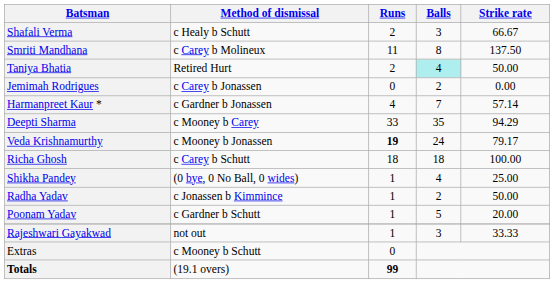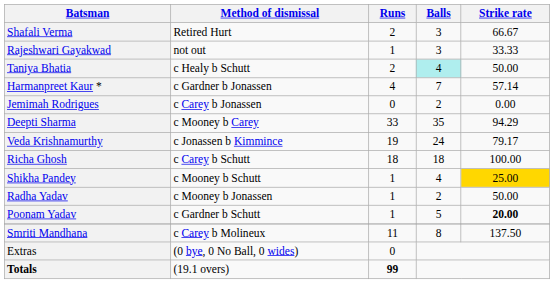(212, 31) c Healy b Schutt -> (202, 31) Retired Hurt
rows swapped: (47, 50) <-> (59, 232)
(202, 68) Retired Hurt -> (212, 68) c Healy b Schutt
rows swapped: (53, 86) <-> (54, 104)
(223, 141) c Mooney b Jonassen -> (228, 141) c Jonassen b Kimmince
(392, 141) bold -> (392, 141) normal
(236, 178) (0 bye, 0 No Ball, 0 wides) -> (217, 178) c Mooney b Schutt
(505, 178) no background -> (505, 178) gold background
(228, 196) c Jonassen b Kimmince -> (223, 196) c Mooney b Jonassen
(505, 214) normal -> (505, 214) bold
(217, 251) c Mooney b Schutt -> (236, 251) (0 bye, 0 No Ball, 0 wides)
